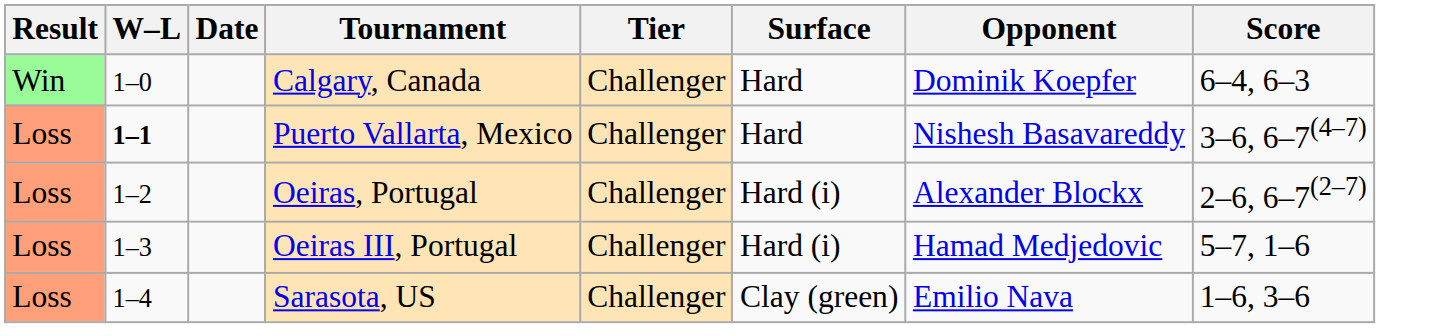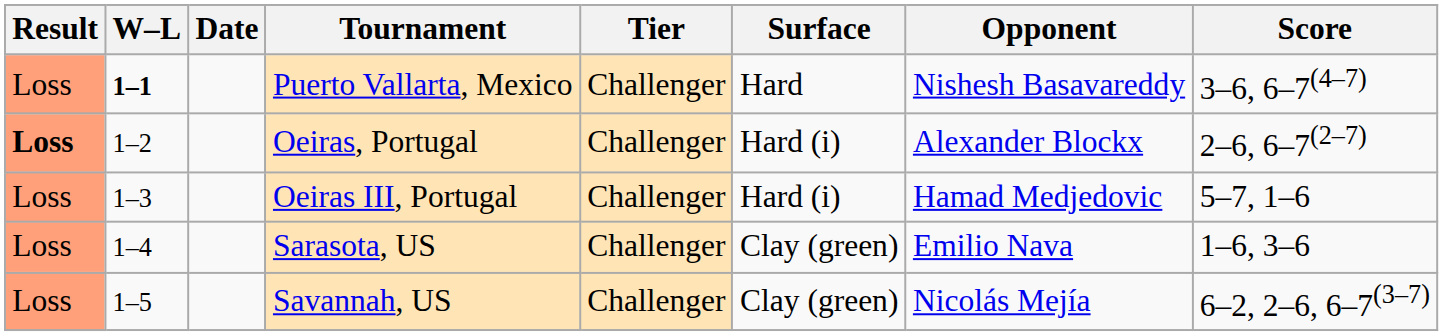- row: (377, 79)
(42, 192) normal -> (43, 142) bold
+ row: (362, 300)
